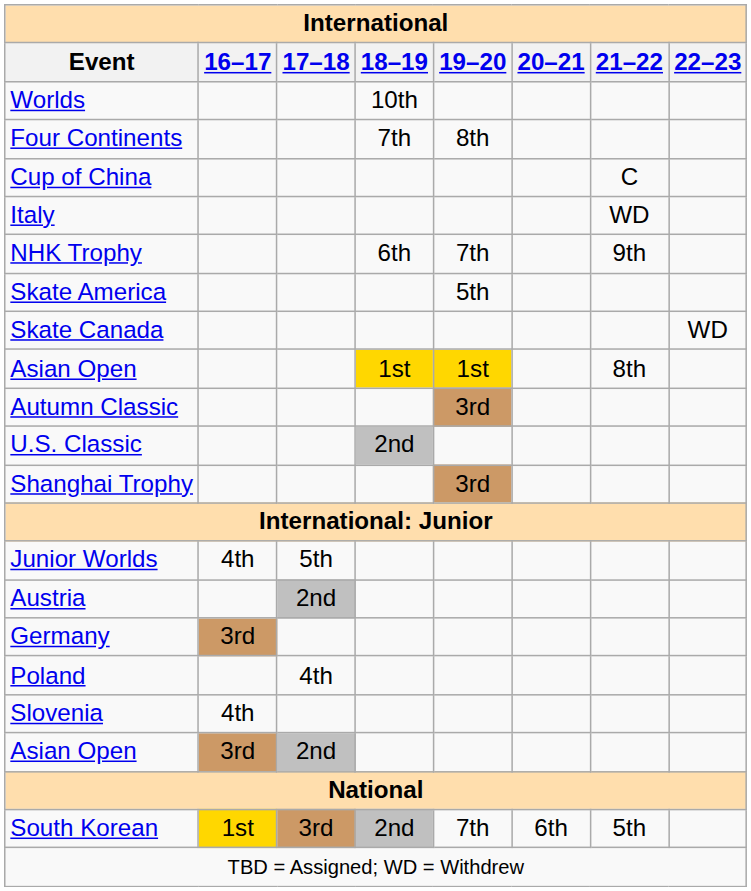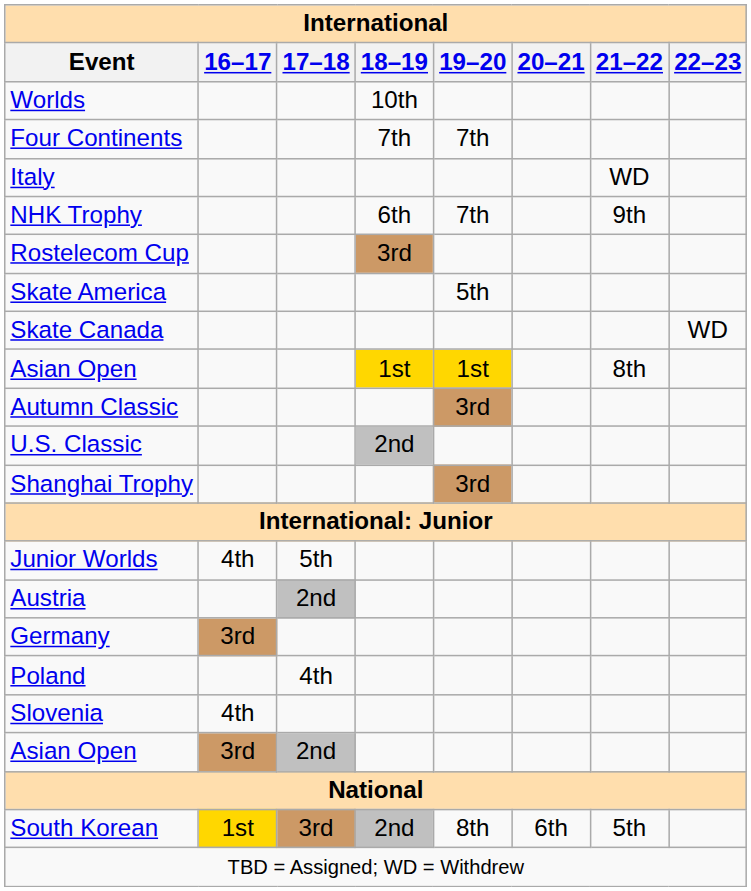(473, 138) 8th -> (473, 138) 7th
- row: (81, 176)
+ row: (100, 253)
(473, 828) 7th -> (473, 828) 8th
